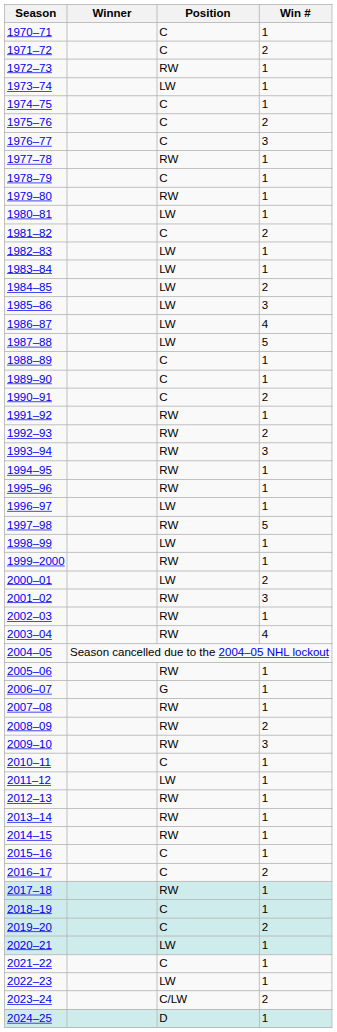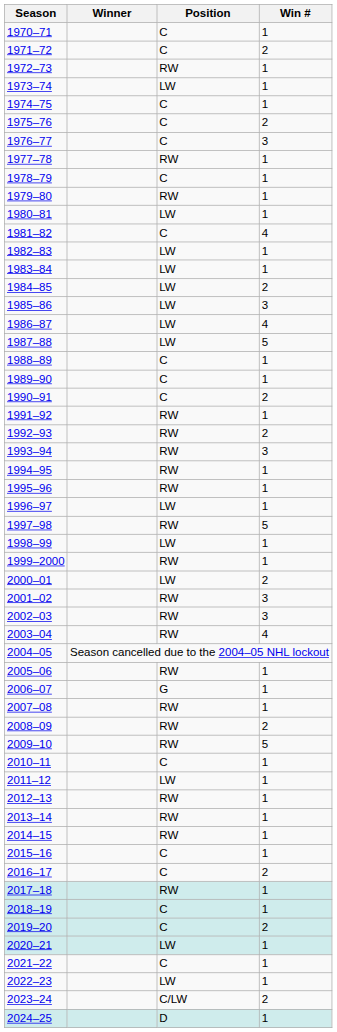(265, 232) 2 -> (265, 232) 4
(265, 616) 1 -> (265, 616) 3
(265, 744) 3 -> (265, 744) 5
